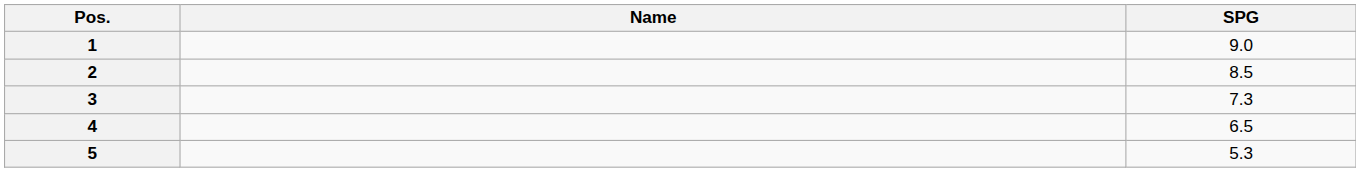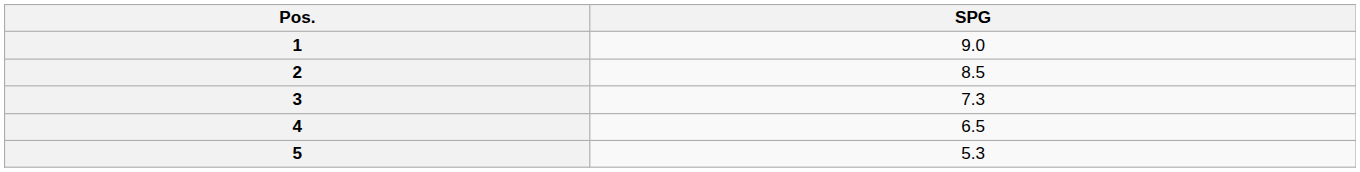- column: (653, 18)
